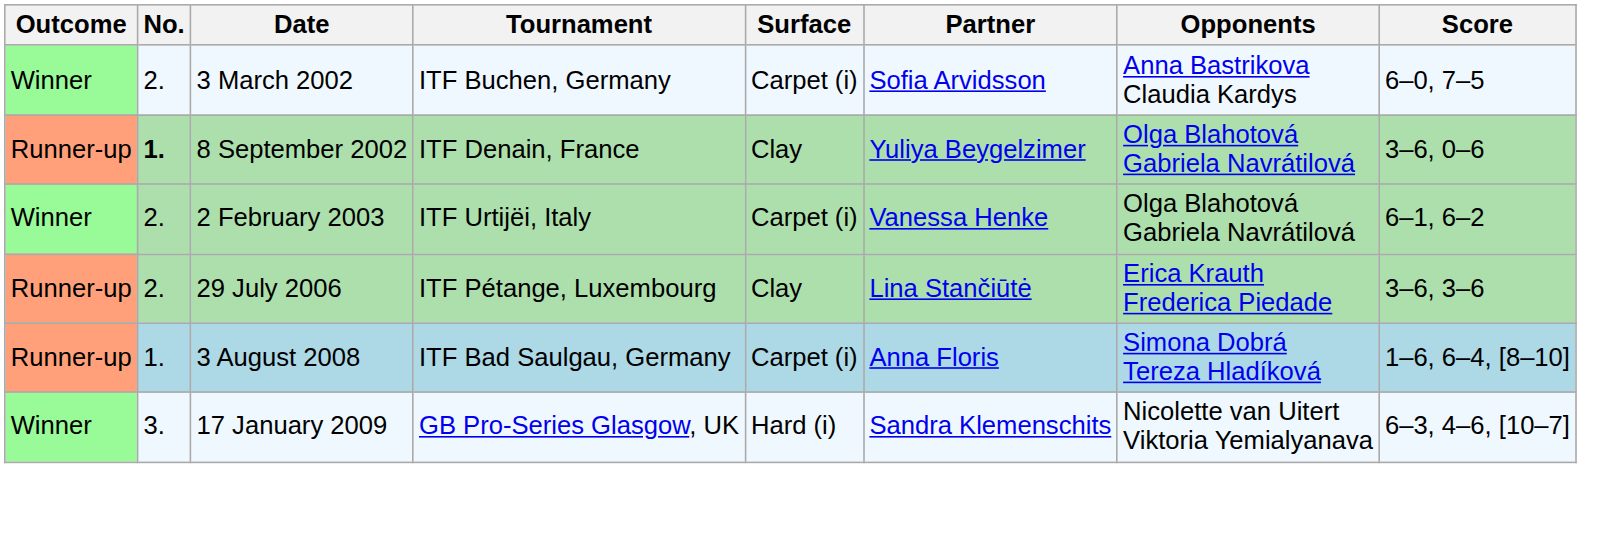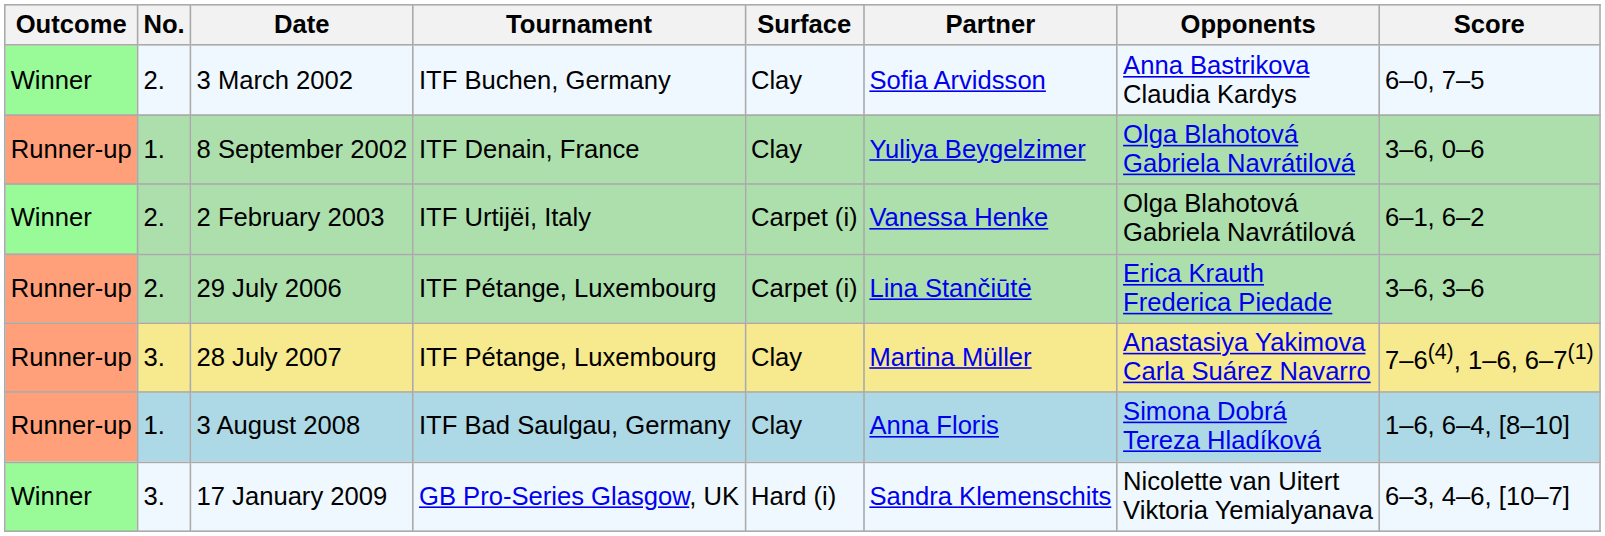(804, 79) Carpet (i) -> (777, 79) Clay
(154, 149) bold -> (154, 149) normal
(777, 288) Clay -> (804, 288) Carpet (i)
+ row: (269, 357)
(804, 357) Carpet (i) -> (777, 426) Clay
